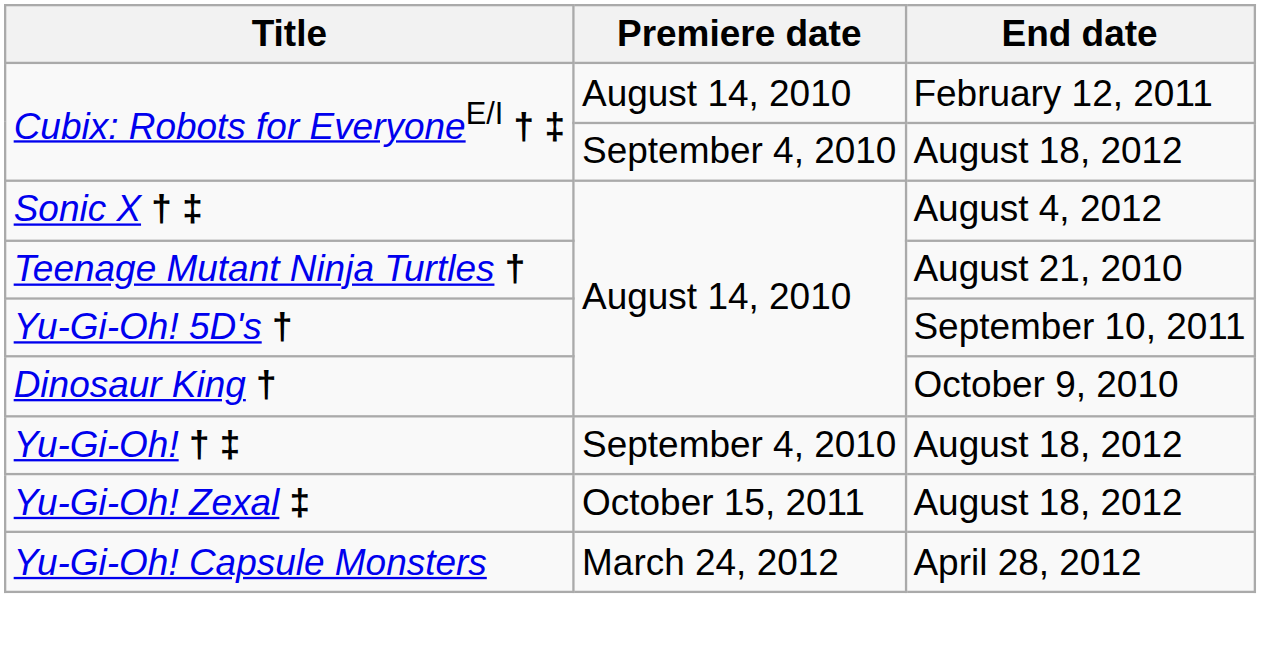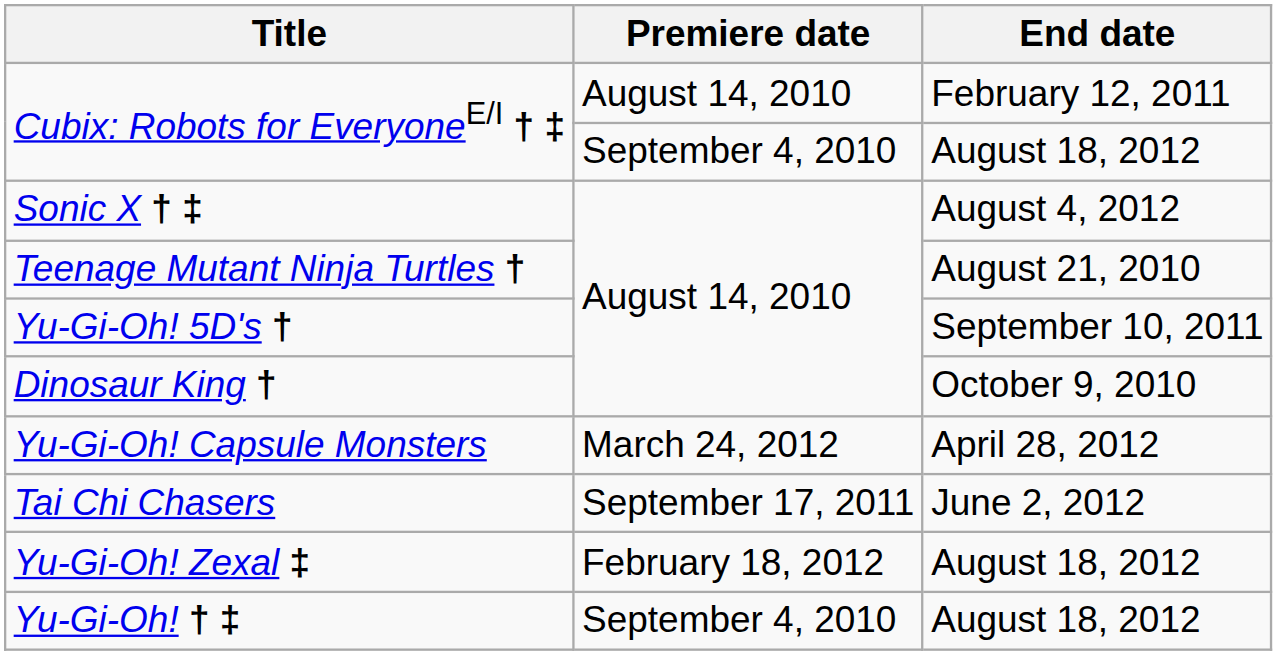rows swapped: (127, 444) <-> (250, 561)
+ row: (144, 502)
(723, 502) October 15, 2011 -> (733, 561) February 18, 2012
